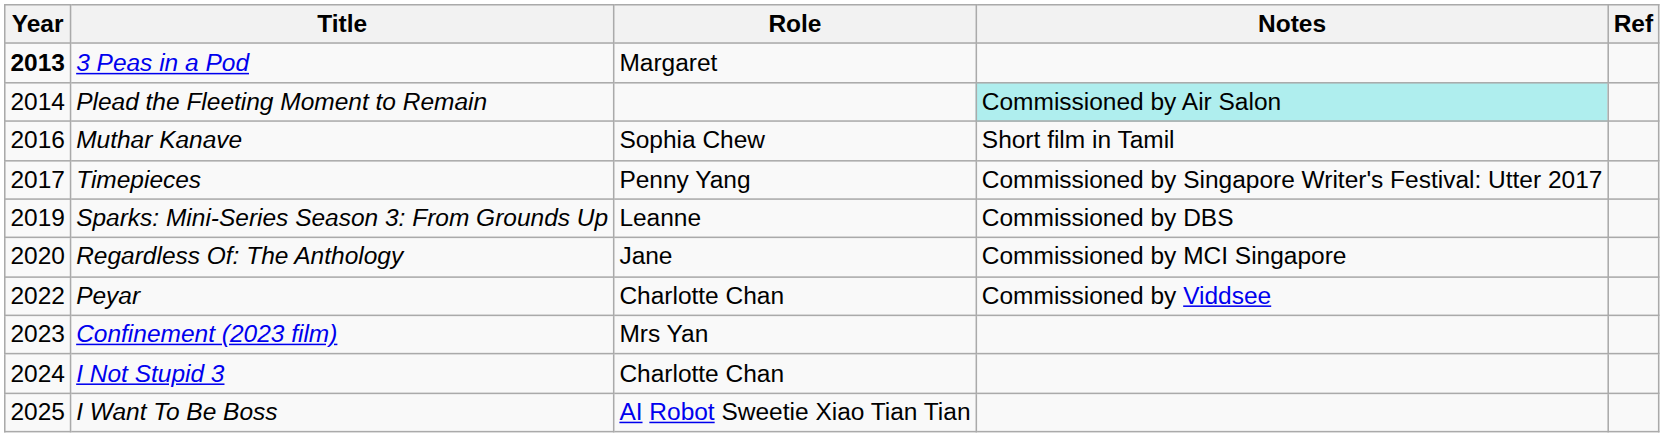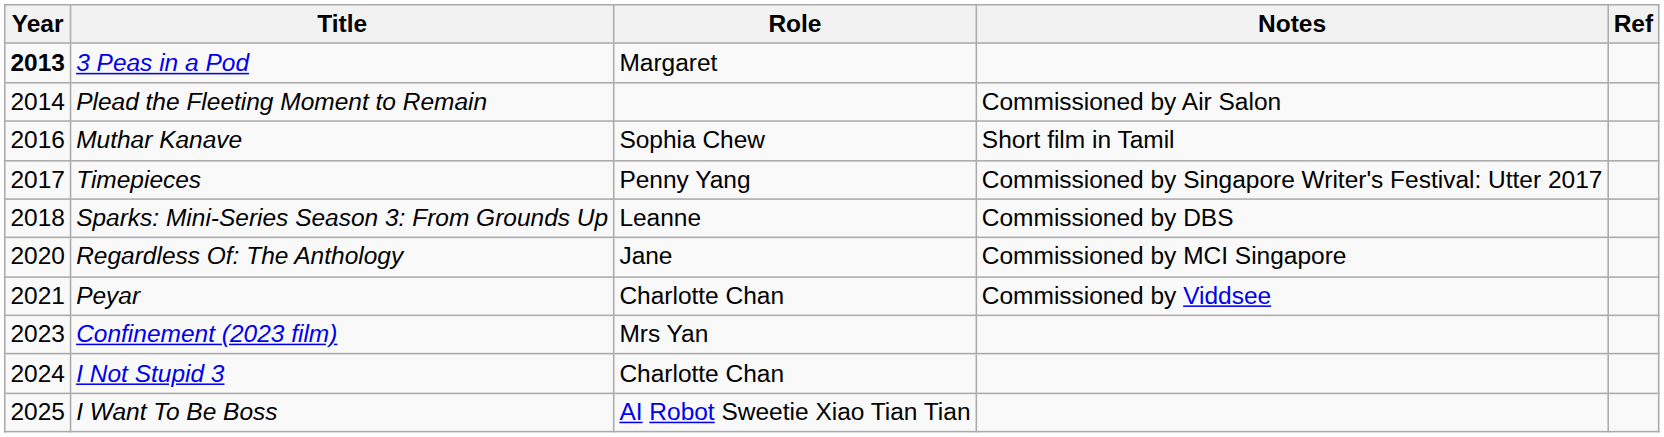(1131, 101) paleturquoise background -> (1131, 101) no background
(38, 218) 2019 -> (38, 218) 2018
(38, 295) 2022 -> (38, 295) 2021
